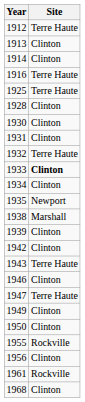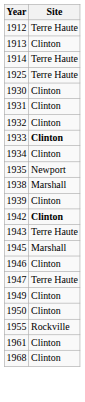(46, 59) Clinton -> (54, 59) Terre Haute
- row: (17, 75)
- row: (17, 106)
(54, 153) Terre Haute -> (46, 122) Clinton
(46, 248) normal -> (47, 216) bold
+ row: (17, 248)
- row: (17, 358)
(50, 374) Rockville -> (46, 342) Clinton
